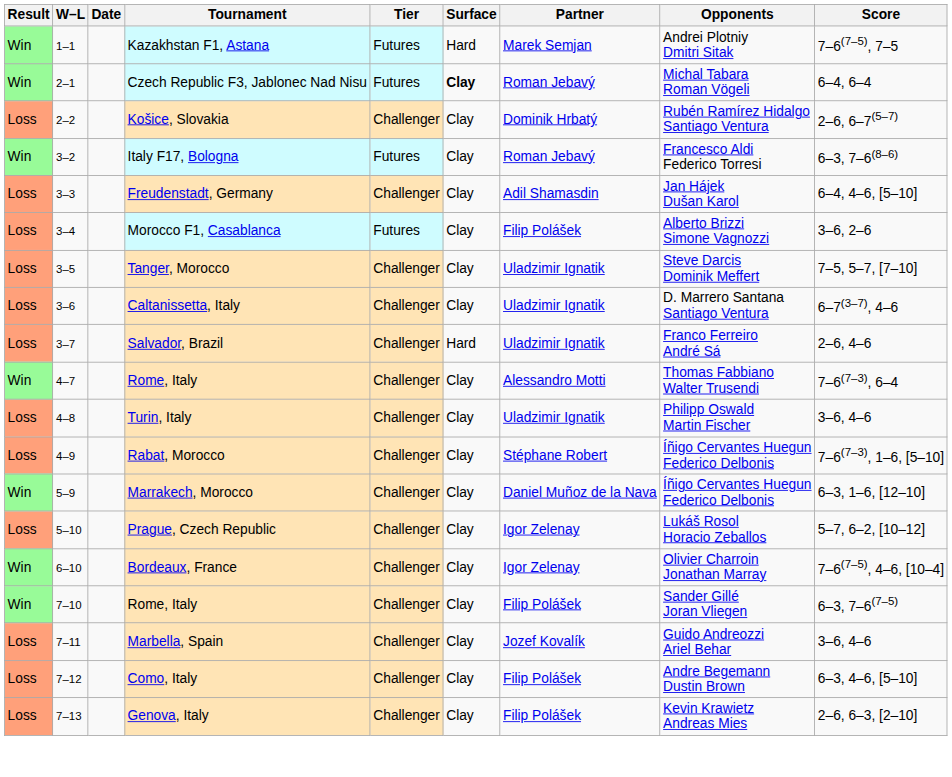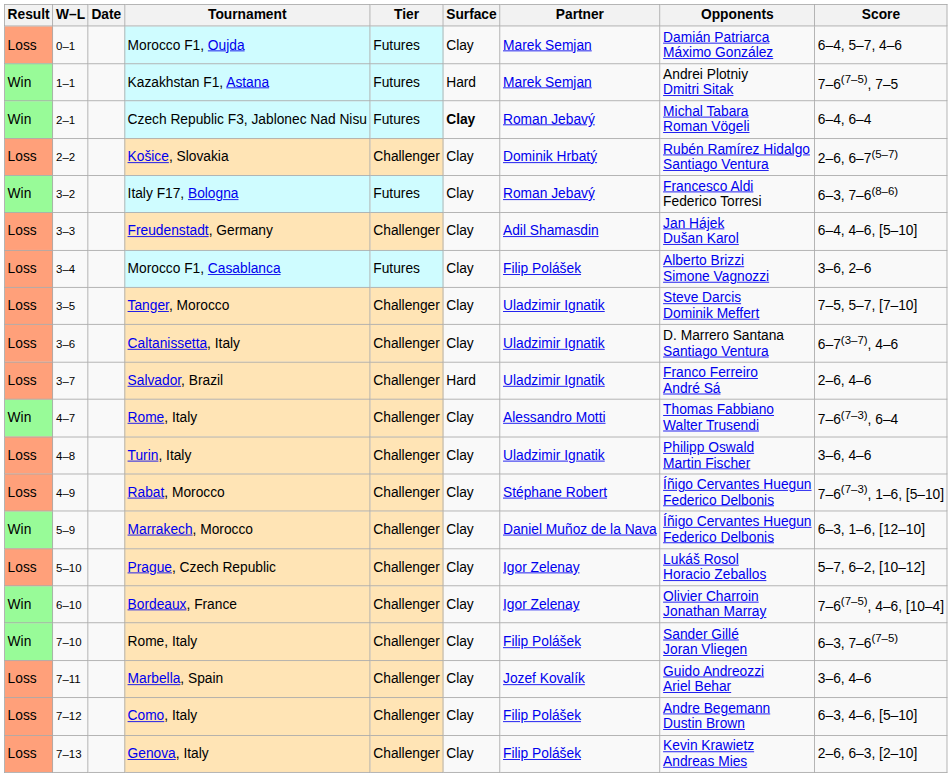+ row: (66, 45)
